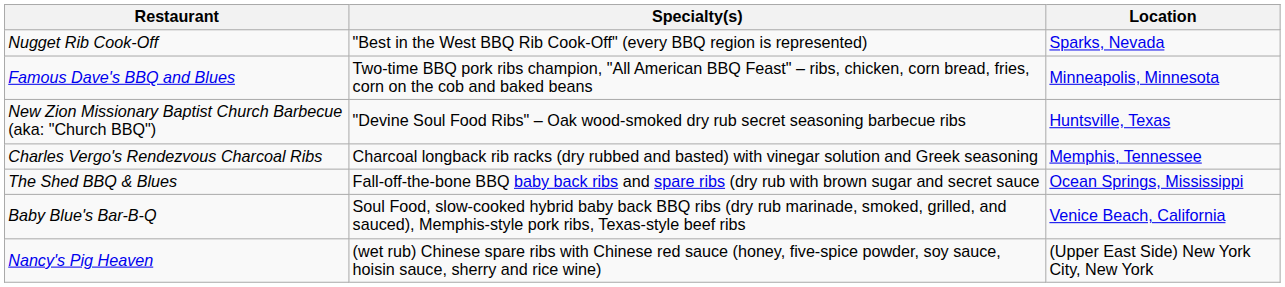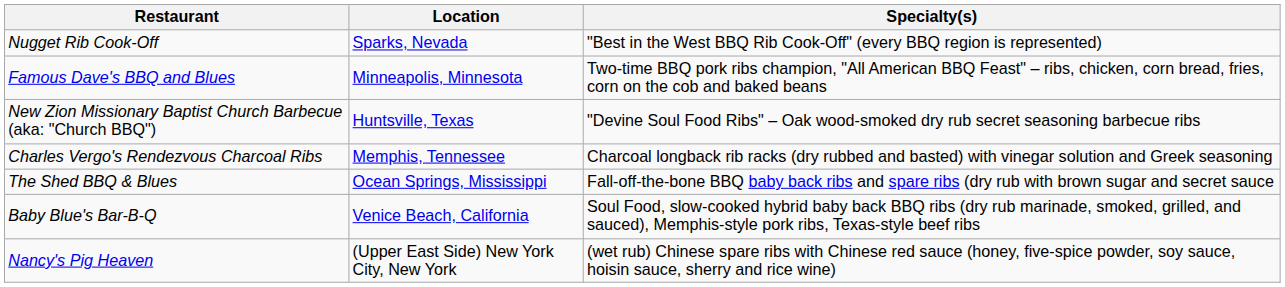columns swapped: (1163, 17) <-> (697, 17)
